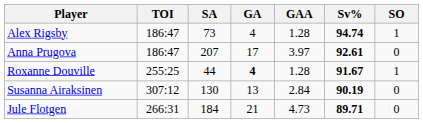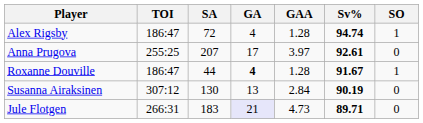(209, 33) 73 -> (209, 33) 72
(163, 52) 186:47 -> (163, 52) 255:25
(163, 71) 255:25 -> (163, 71) 186:47
(209, 109) 184 -> (209, 109) 183
(252, 109) no background -> (252, 109) lavender background
